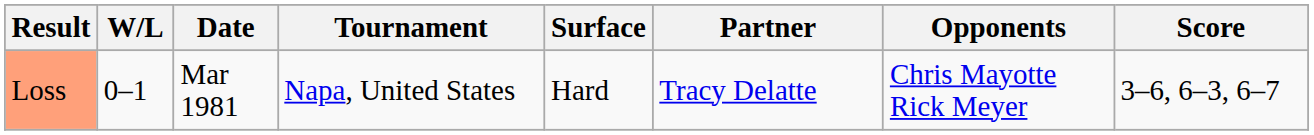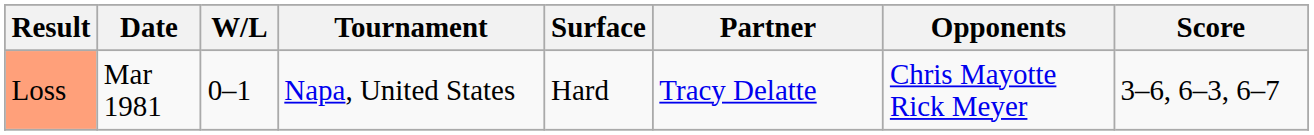columns swapped: (135, 27) <-> (226, 27)
